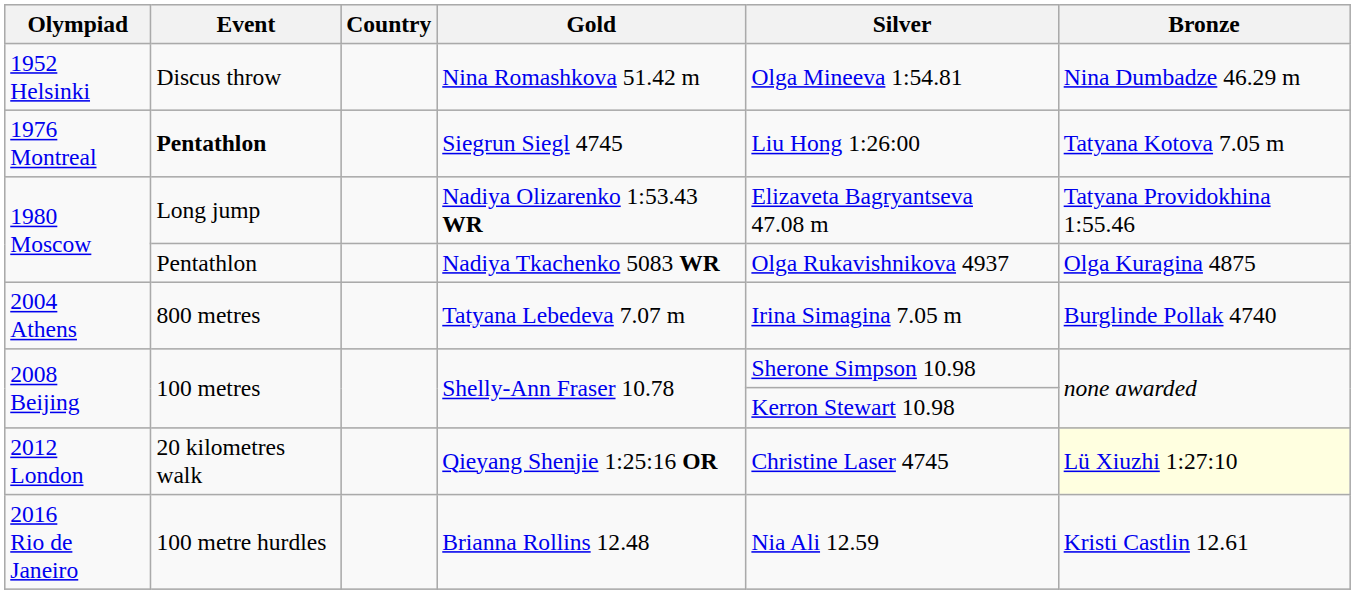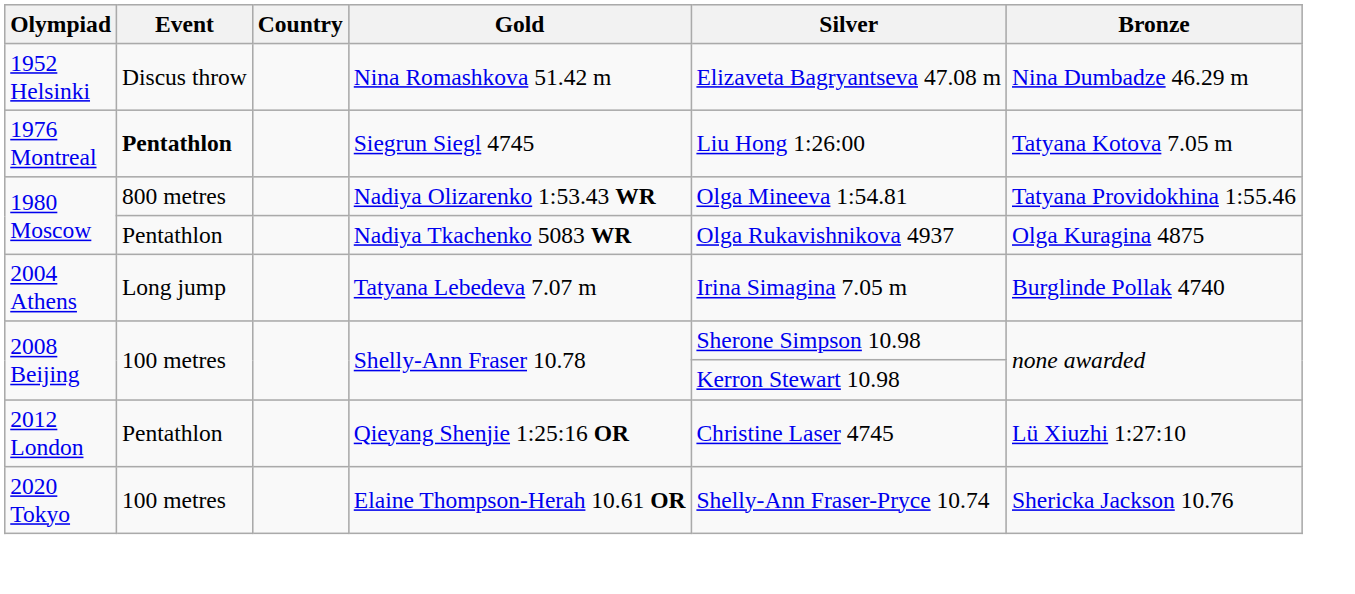(857, 76) Olga Mineeva 1:54.81 -> (849, 76) Elizaveta Bagryantseva 47.08 m
(208, 210) Long jump -> (174, 196) 800 metres
(862, 210) Elizaveta Bagryantseva 47.08 m -> (802, 196) Olga Mineeva 1:54.81
(208, 315) 800 metres -> (174, 288) Long jump
(221, 460) 20 kilometres walk -> (172, 432) Pentathlon
(1151, 460) lightyellow background -> (1099, 432) no background
- row: (44, 541)
+ row: (40, 499)
